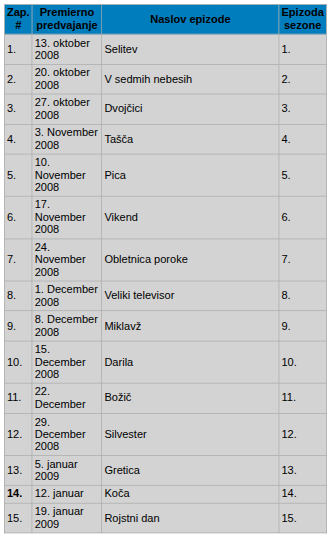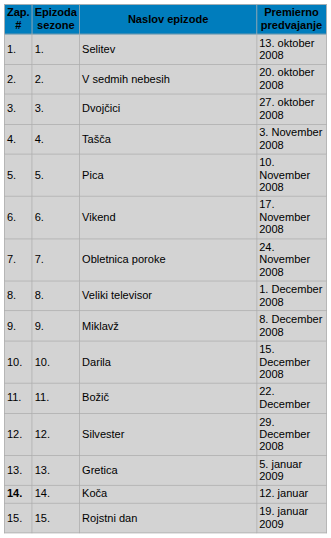columns swapped: (303, 19) <-> (67, 19)
